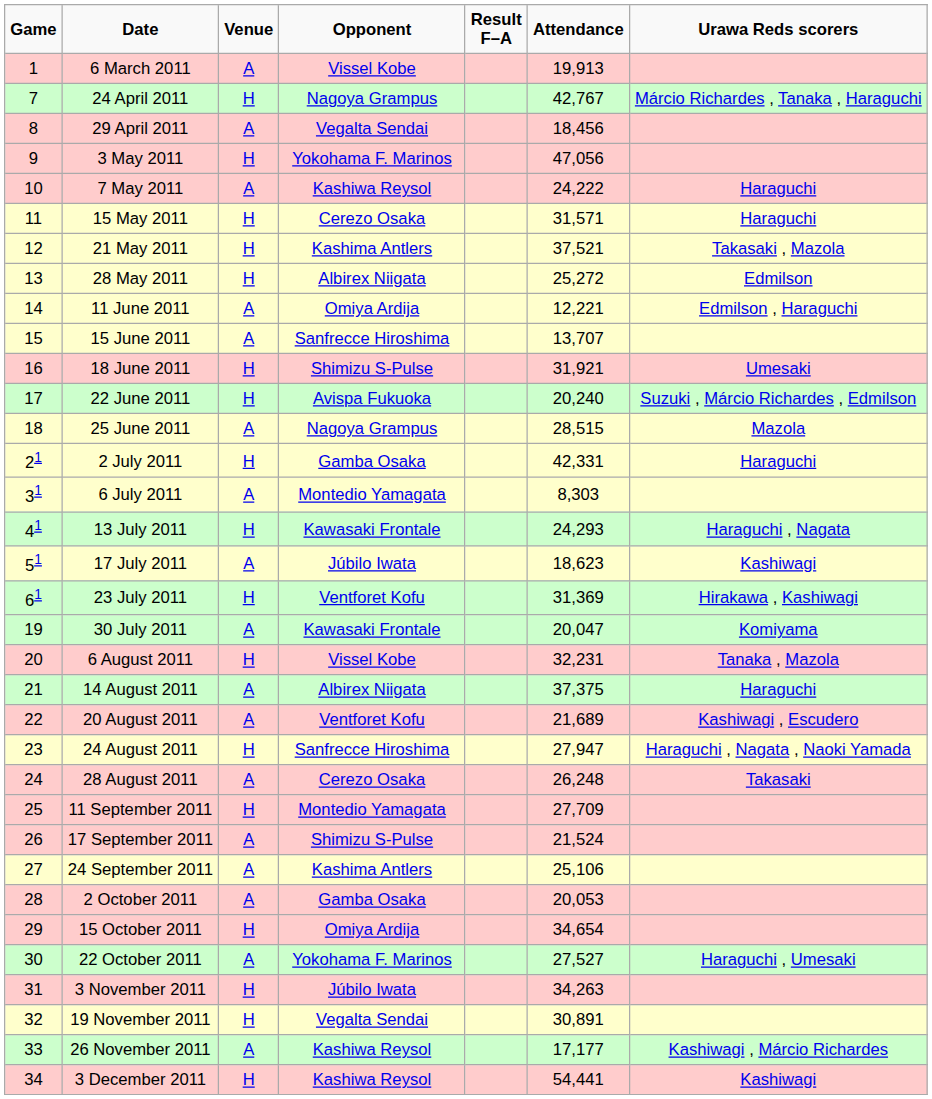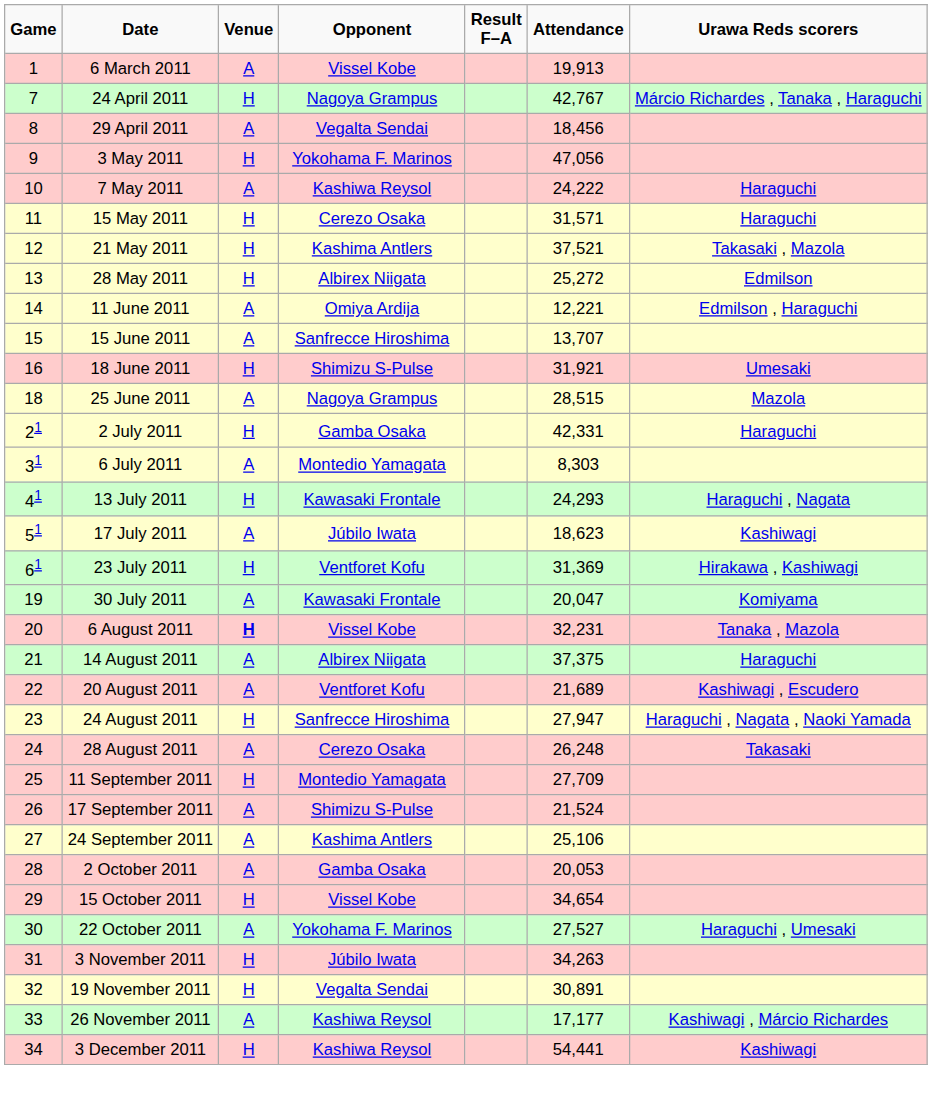- row: (140, 398)
(249, 660) normal -> (249, 630) bold
(372, 930) Omiya Ardija -> (372, 900) Vissel Kobe
